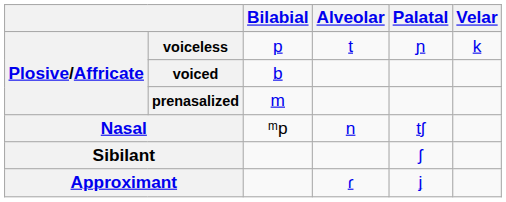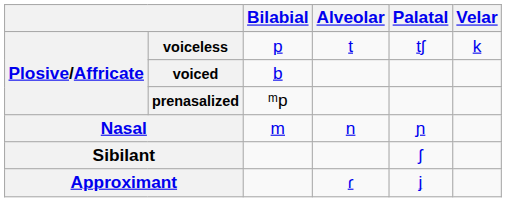(421, 45) ɲ -> (421, 45) tʃ
(278, 100) m -> (278, 100) ᵐp
(278, 127) ᵐp -> (278, 127) m
(421, 127) tʃ -> (421, 127) ɲ
